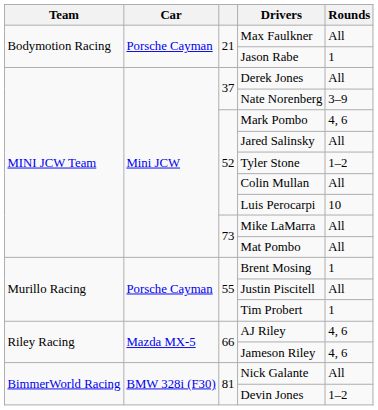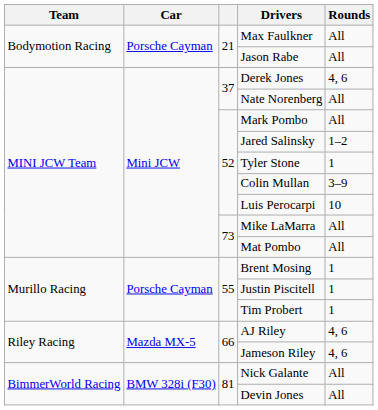(332, 56) 1 -> (336, 56) All
(336, 77) All -> (338, 77) 4, 6
(338, 99) 3–9 -> (336, 99) All
(338, 120) 4, 6 -> (336, 120) All
(336, 141) All -> (338, 141) 1–2
(338, 162) 1–2 -> (332, 162) 1
(336, 183) All -> (338, 183) 3–9
(336, 288) All -> (332, 288) 1
(338, 394) 1–2 -> (336, 394) All
